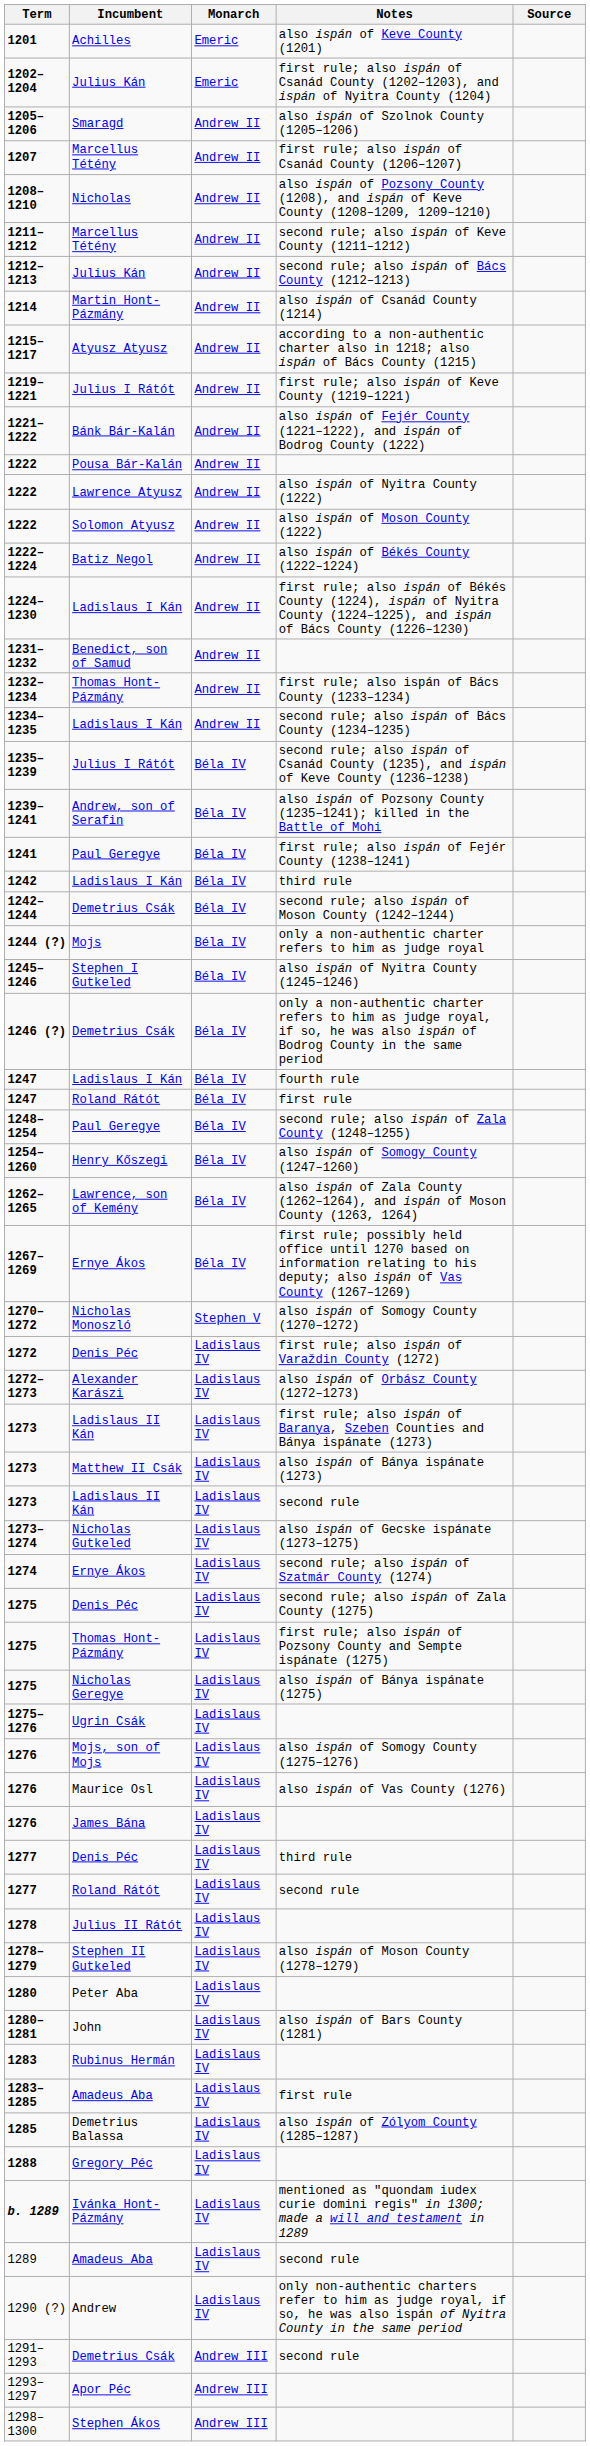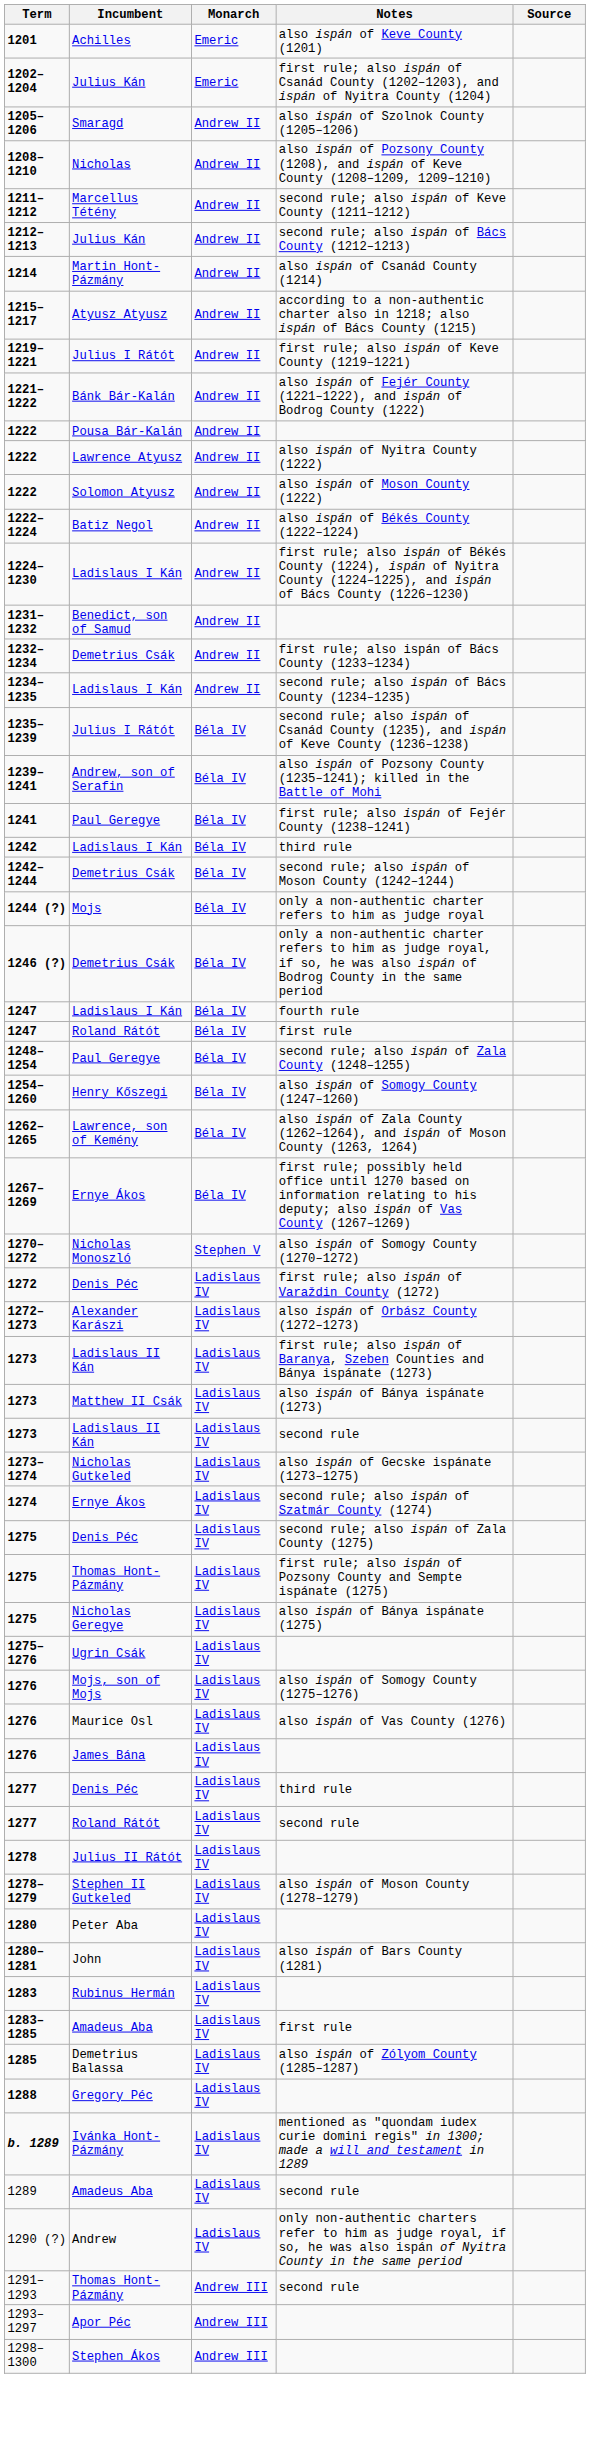- row: (22, 158)
(116, 690) Thomas Hont-Pázmány -> (123, 656) Demetrius Csák
- row: (26, 976)
(123, 2356) Demetrius Csák -> (116, 2288) Thomas Hont-Pázmány
